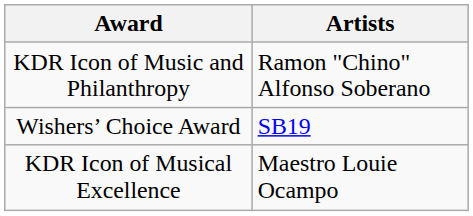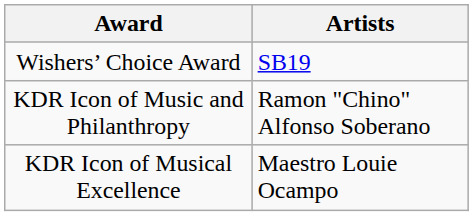rows swapped: (128, 125) <-> (128, 74)
